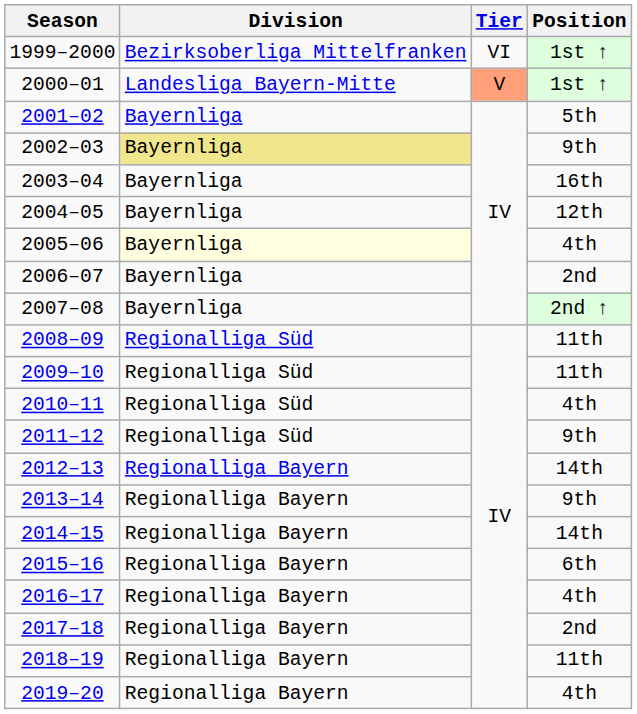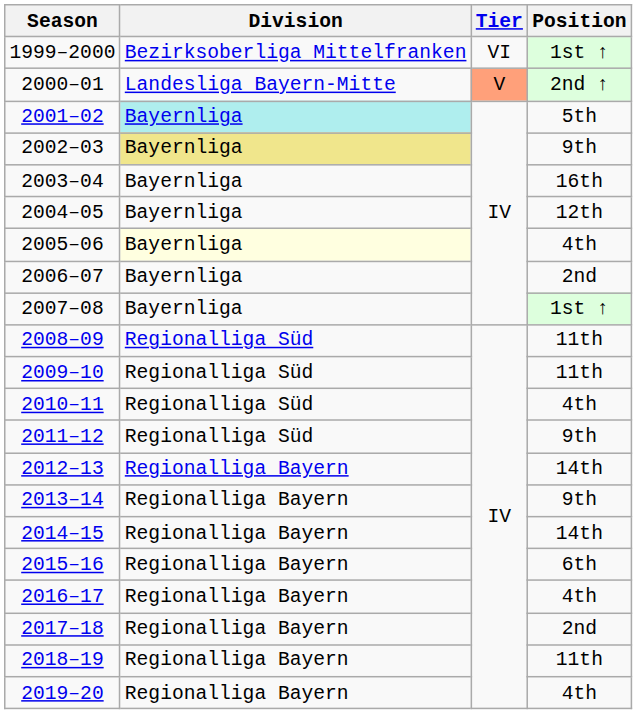(579, 85) 1st ↑ -> (579, 85) 2nd ↑
(184, 117) no background -> (184, 117) paleturquoise background
(579, 309) 2nd ↑ -> (579, 309) 1st ↑
